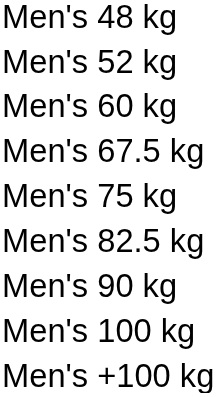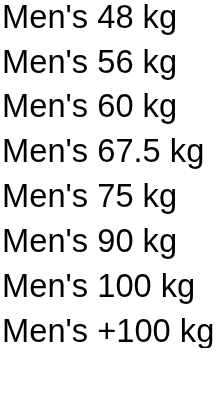- row: (90, 61)
+ row: (90, 61)
- row: (103, 241)
